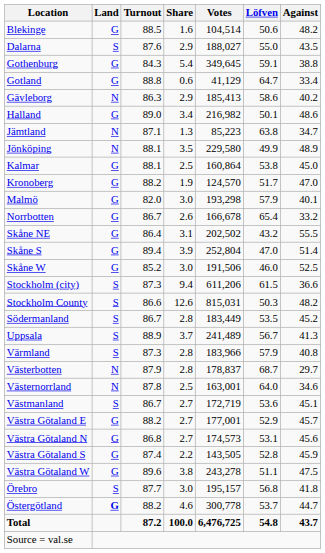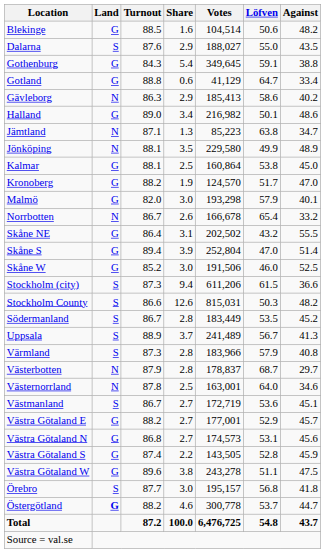(115, 217) G -> (115, 217) N
